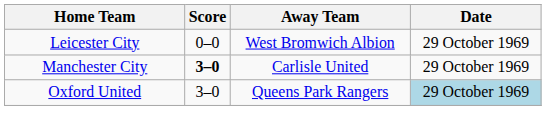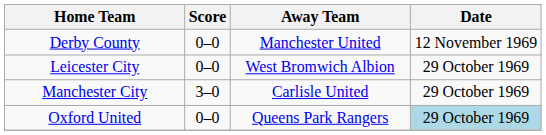+ row: (95, 42)
(207, 67) bold -> (207, 92) normal
(207, 92) 3–0 -> (207, 117) 0–0
